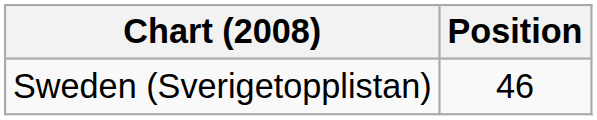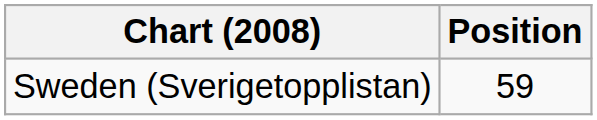(515, 85) 46 -> (515, 85) 59
